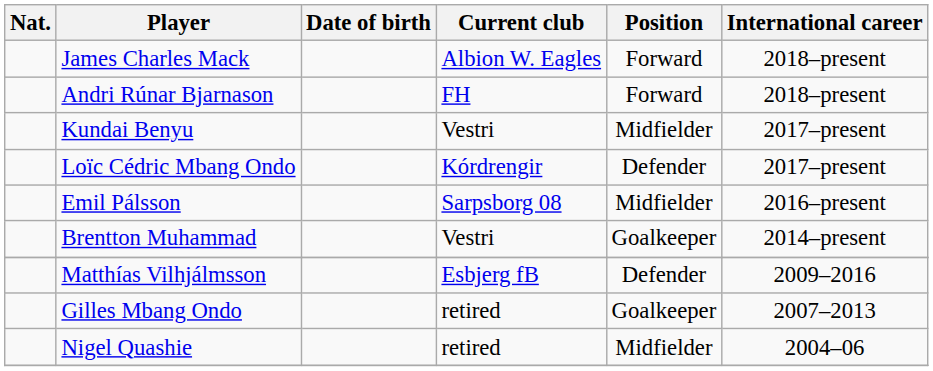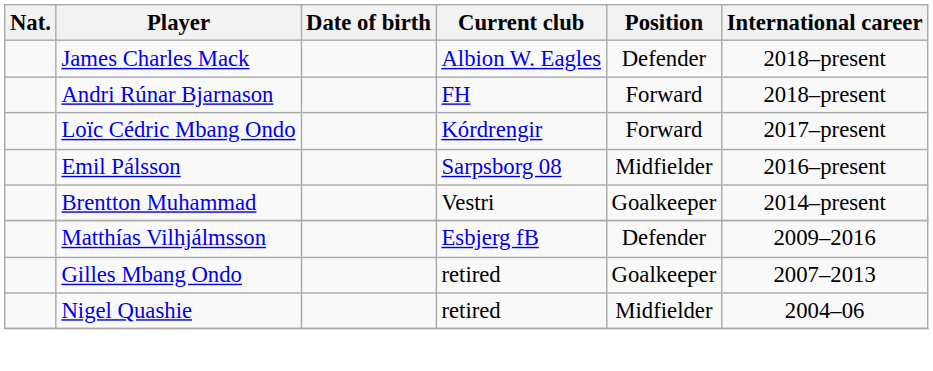(664, 58) Forward -> (664, 58) Defender
- row: (127, 130)
(664, 166) Defender -> (664, 130) Forward
